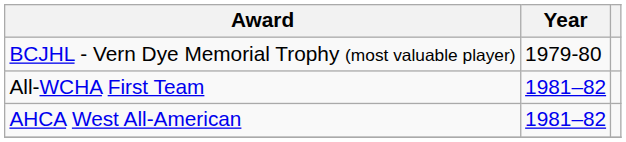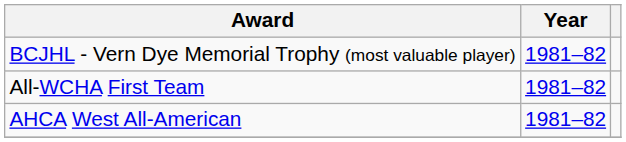(563, 53) 1979-80 -> (566, 53) 1981–82
